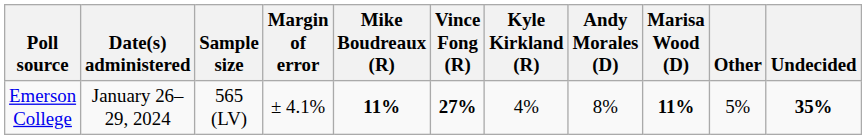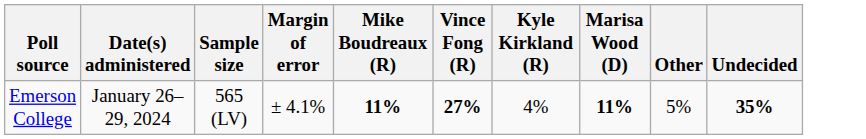- column: (605, 42)
